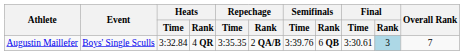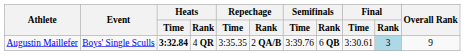(173, 43) normal -> (174, 43) bold
(430, 43) 7 -> (431, 43) 9
